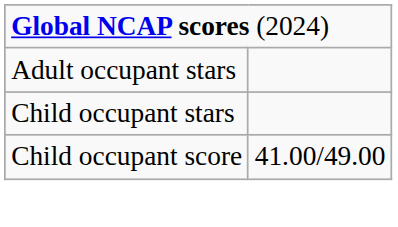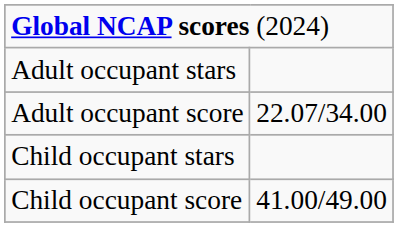+ row: (127, 112)
